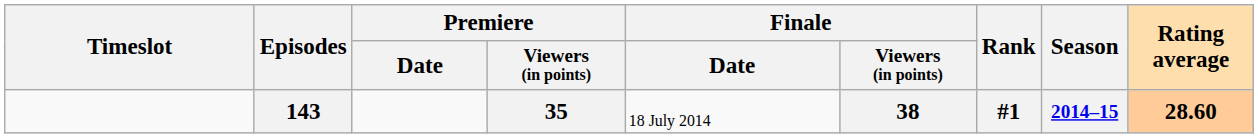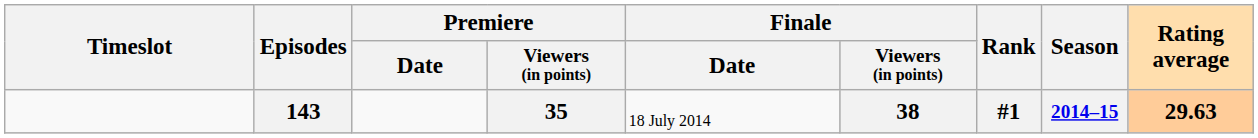(1191, 111) 28.60 -> (1191, 111) 29.63
